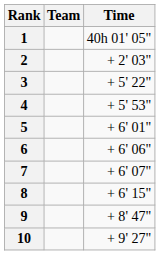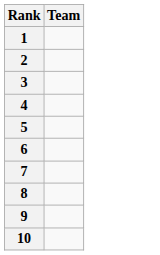- column: (119, 15)
